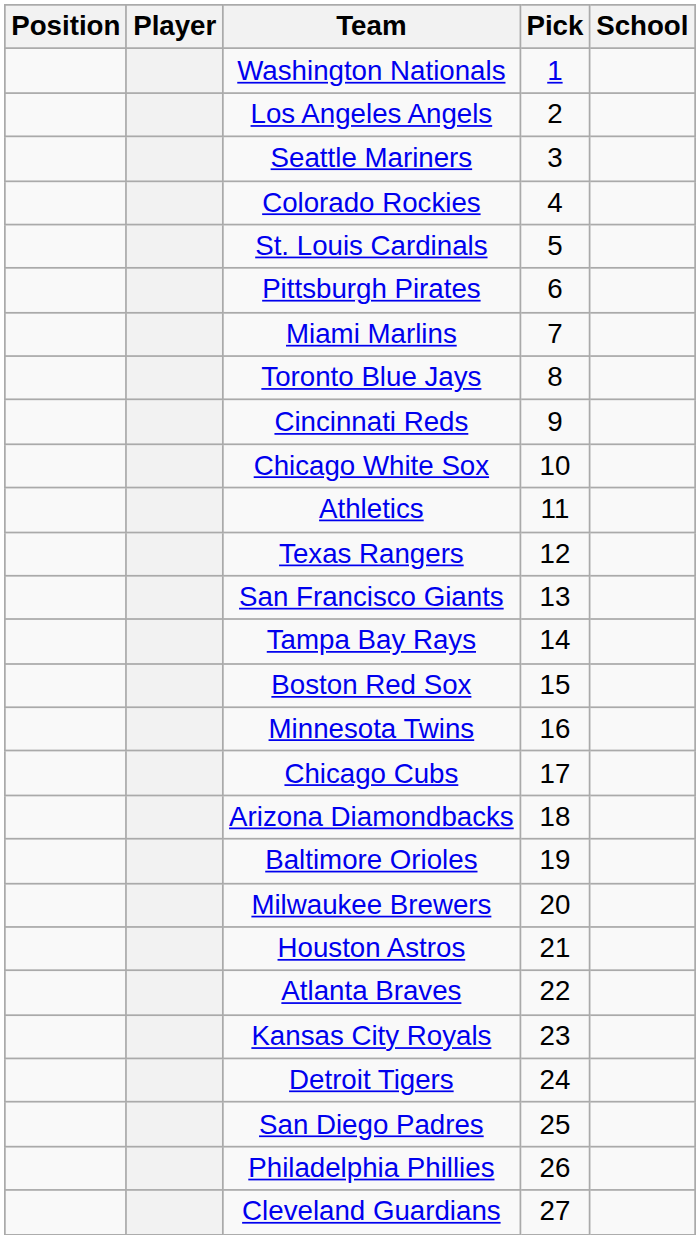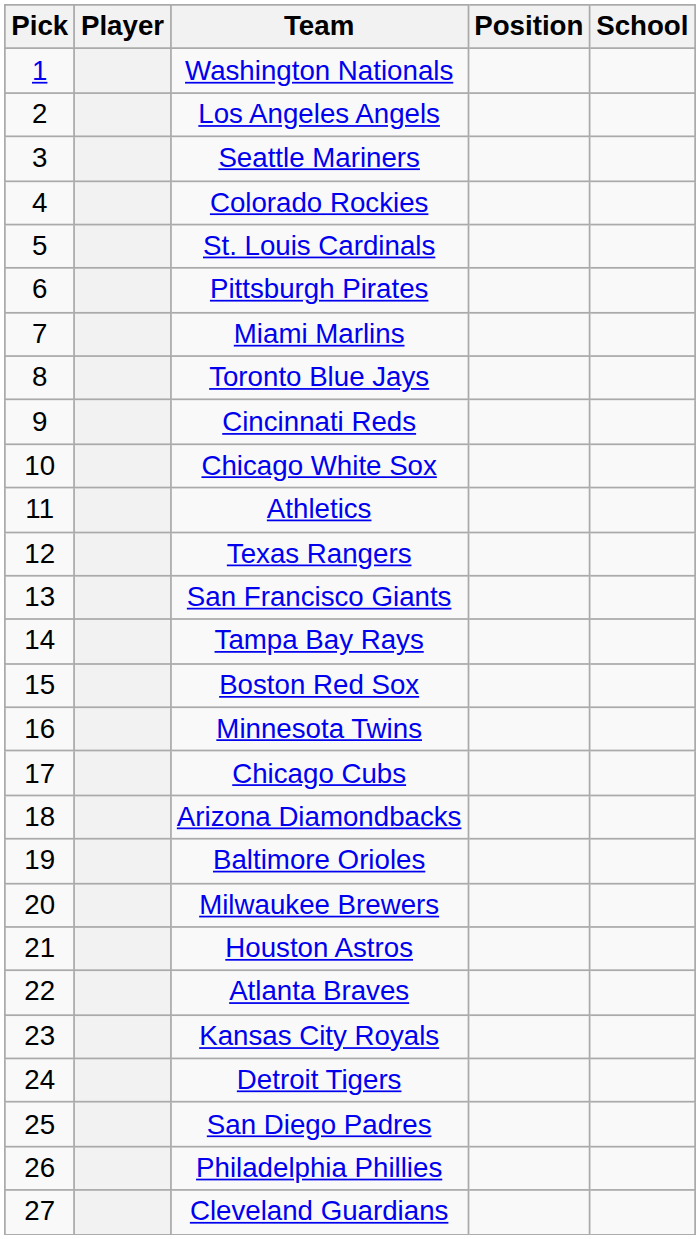columns swapped: (555, 26) <-> (66, 26)
